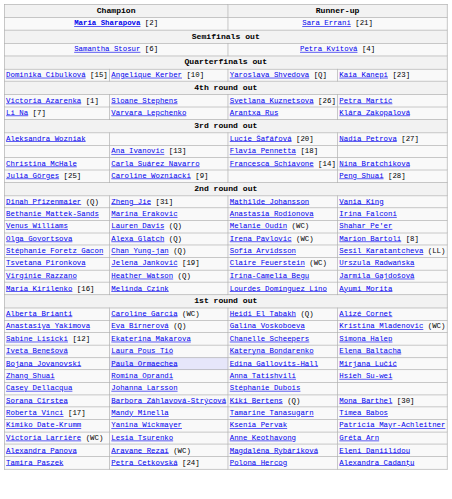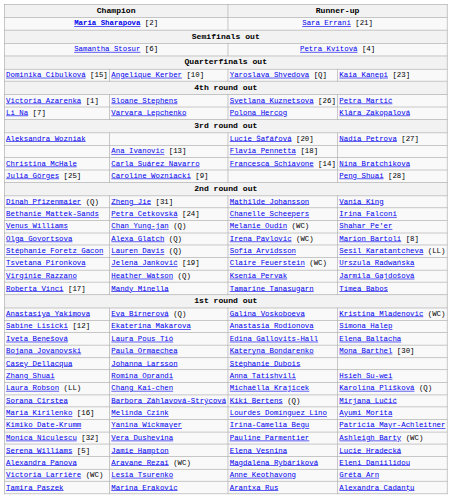(254, 113) Arantxa Rus -> (258, 113) Polona Hercog
(144, 214) Marina Erakovic -> (155, 214) Petra Cetkovská [24]
(272, 214) Anastasia Rodionova -> (270, 214) Chanelle Scheepers
(147, 226) Lauren Davis (Q) -> (149, 226) Chan Yung-jan (Q)
(149, 251) Chan Yung-jan (Q) -> (147, 251) Lauren Davis (Q)
(270, 276) Irina-Camelia Begu -> (258, 276) Ksenia Pervak
rows swapped: (50, 288) <-> (46, 413)
- row: (39, 314)
(270, 339) Chanelle Scheepers -> (272, 326) Anastasia Rodionova
(272, 351) Kateryna Bondarenko -> (274, 339) Edina Gallovits-Hall
(144, 363) lavender background -> (144, 351) no background
(274, 363) Edina Gallovits-Hall -> (272, 351) Kateryna Bondarenko
(368, 363) Mirjana Lučić -> (377, 351) Mona Barthel [30]
rows swapped: (39, 388) <-> (30, 376)
+ row: (44, 388)
(377, 401) Mona Barthel [30] -> (368, 401) Mirjana Lučić
(258, 425) Ksenia Pervak -> (270, 425) Irina-Camelia Begu
+ row: (52, 438)
+ row: (48, 450)
rows swapped: (41, 450) <-> (55, 438)
(155, 462) Petra Cetkovská [24] -> (144, 487) Marina Erakovic
(258, 462) Polona Hercog -> (254, 487) Arantxa Rus
